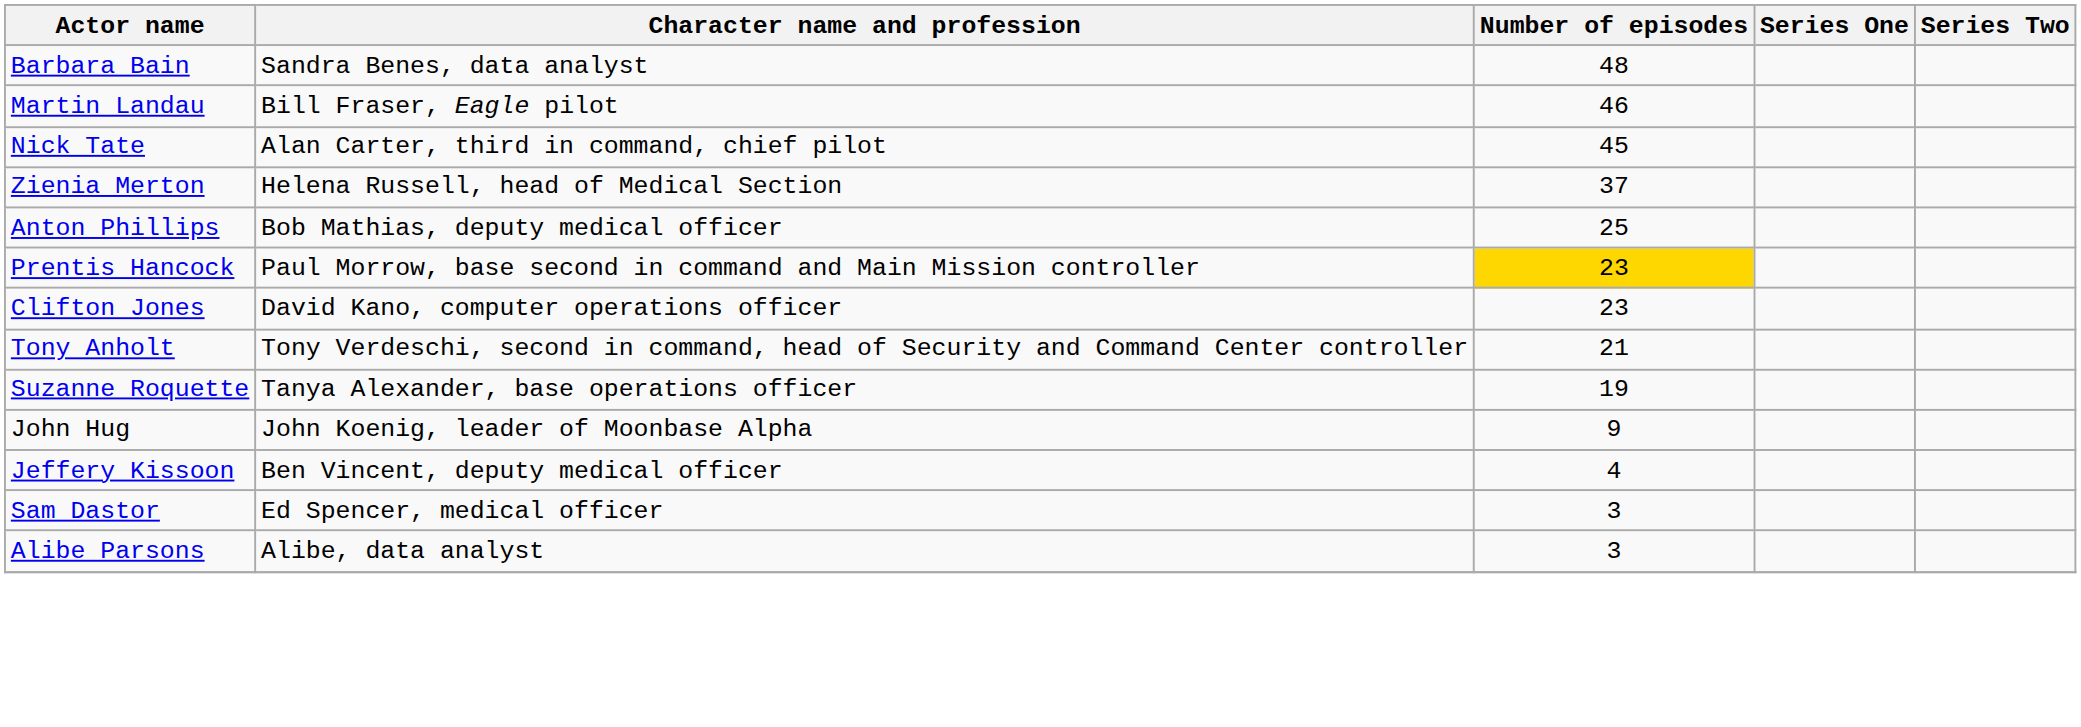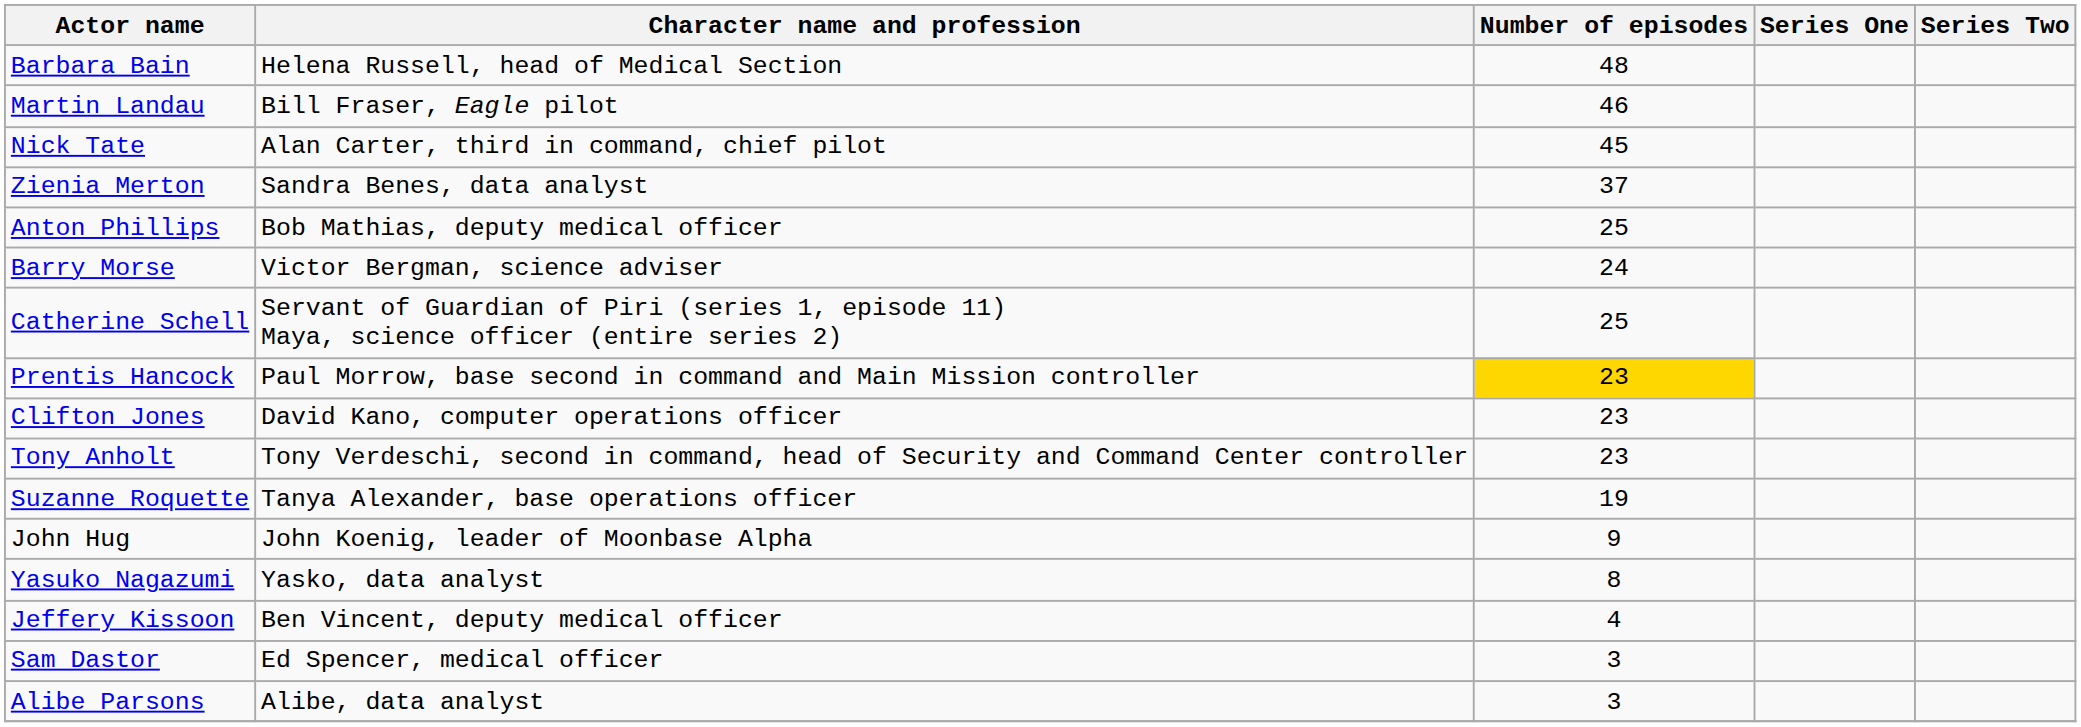(455, 66) Sandra Benes, data analyst -> (552, 66) Helena Russell, head of Medical Section
(552, 187) Helena Russell, head of Medical Section -> (455, 187) Sandra Benes, data analyst
+ row: (93, 268)
+ row: (130, 323)
(1614, 349) 21 -> (1614, 459) 23
+ row: (123, 580)
